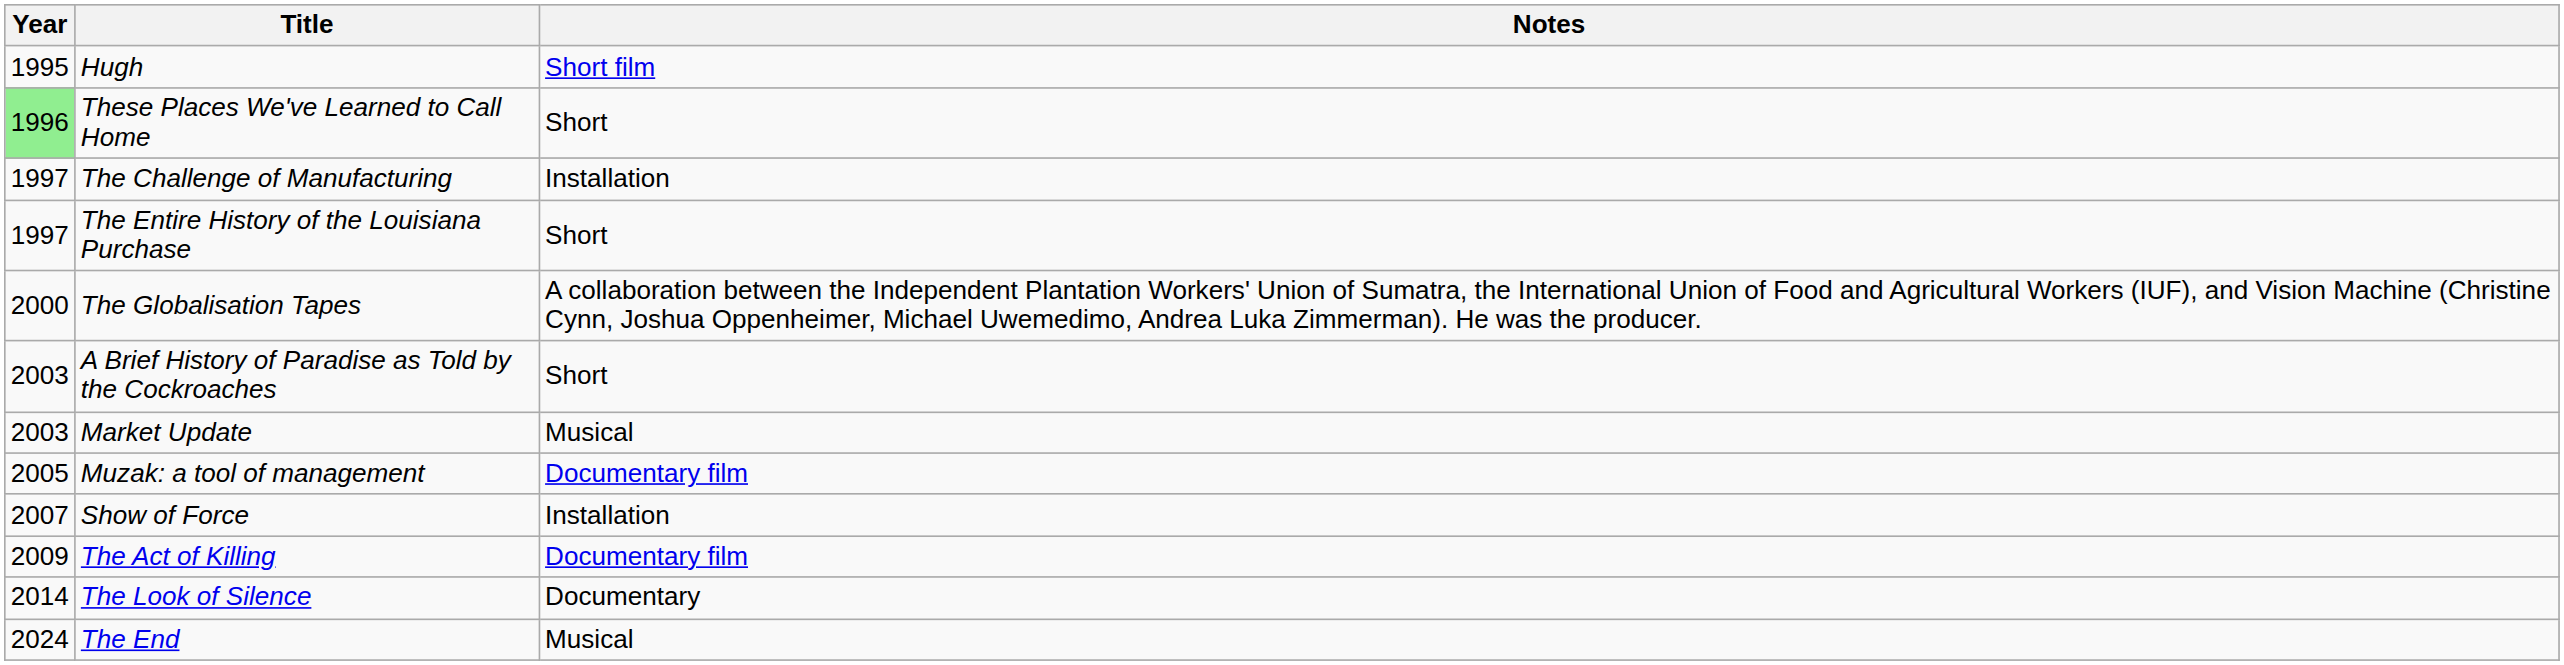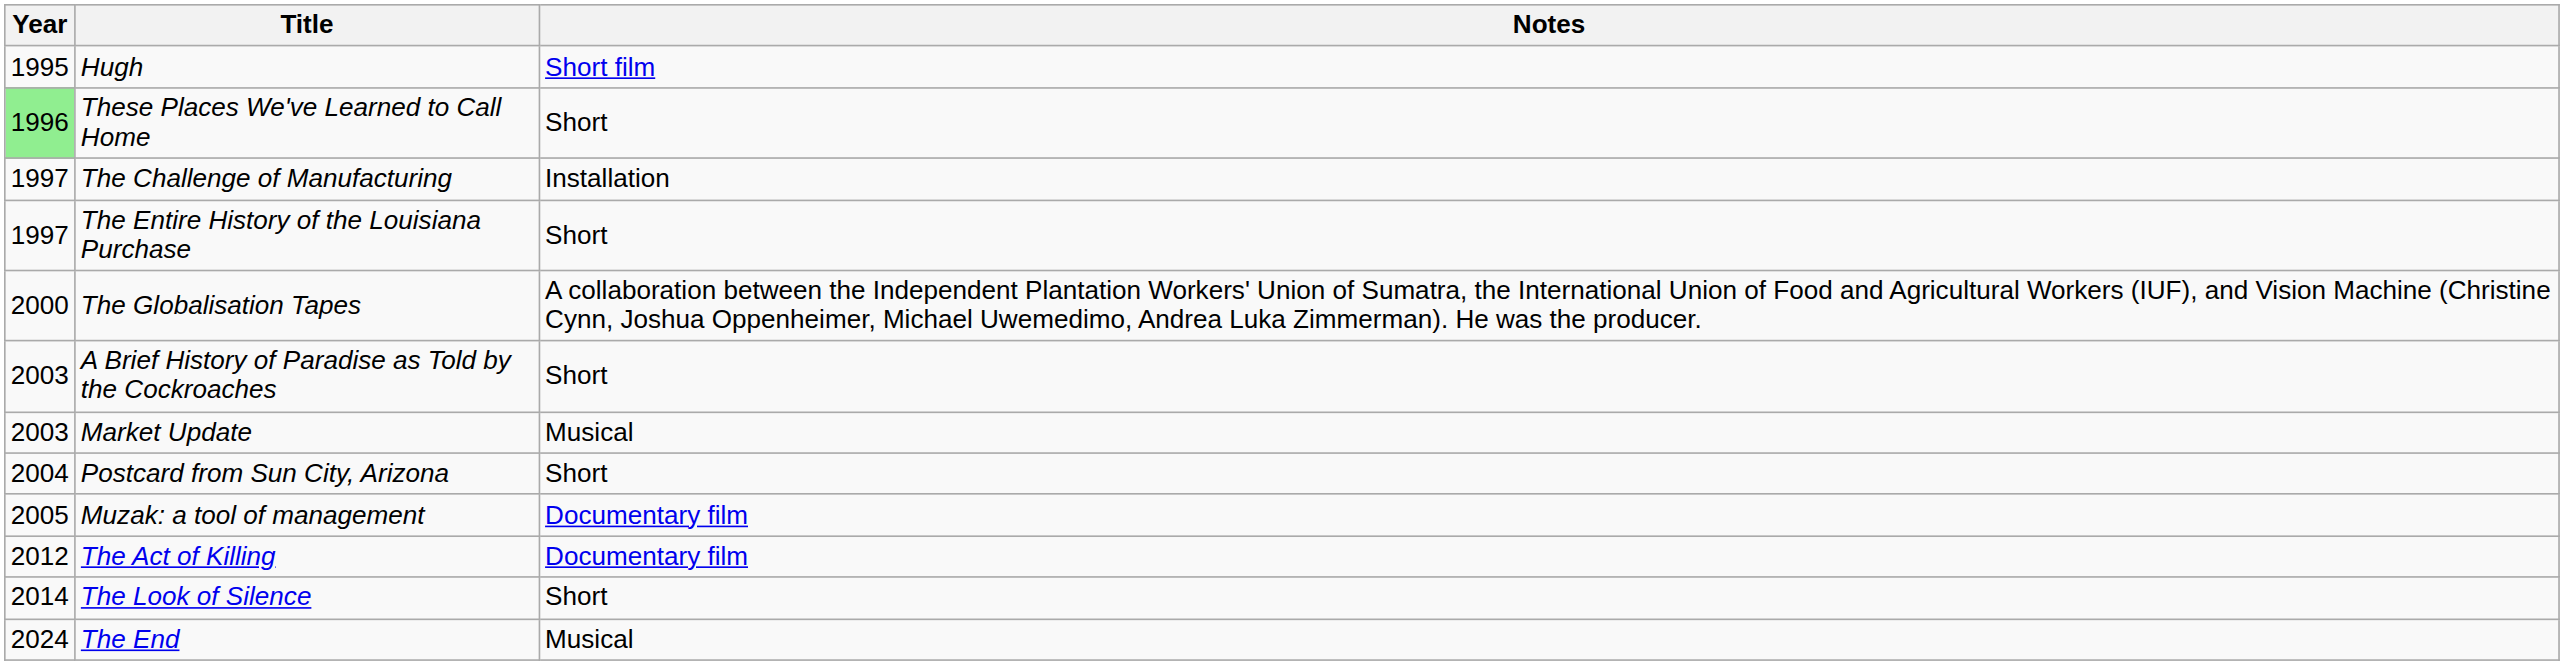+ row: (265, 473)
- row: (165, 514)
(40, 556) 2009 -> (40, 556) 2012
(623, 597) Documentary -> (576, 597) Short
